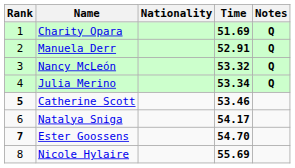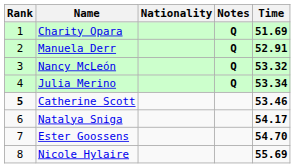columns swapped: (234, 13) <-> (271, 13)
(20, 136) bold -> (20, 136) normal
